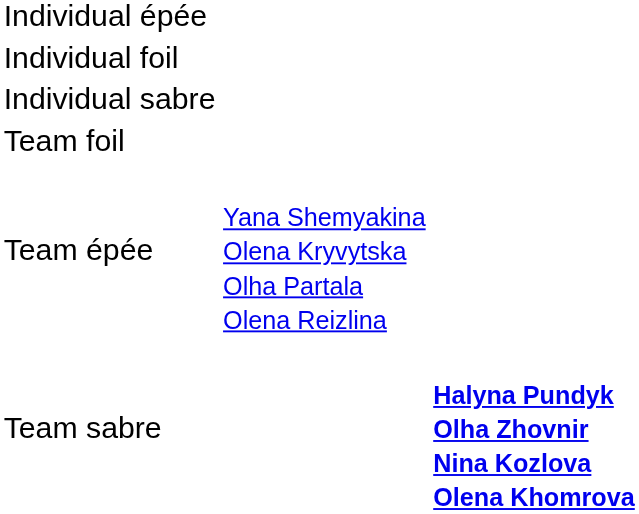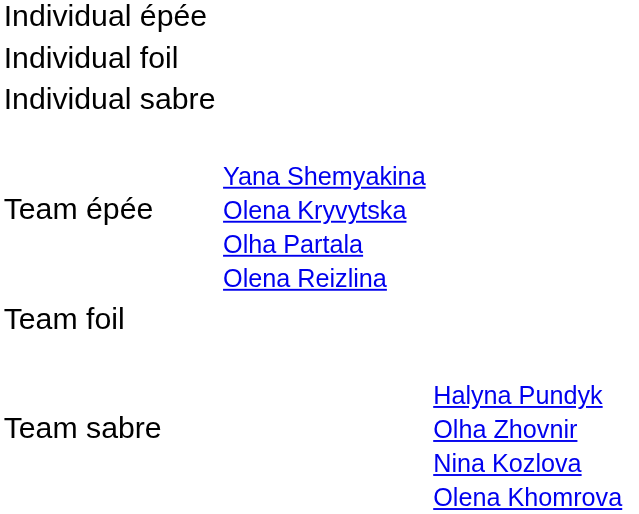rows swapped: (78, 250) <-> (64, 140)
(534, 445) bold -> (528, 447) normal
